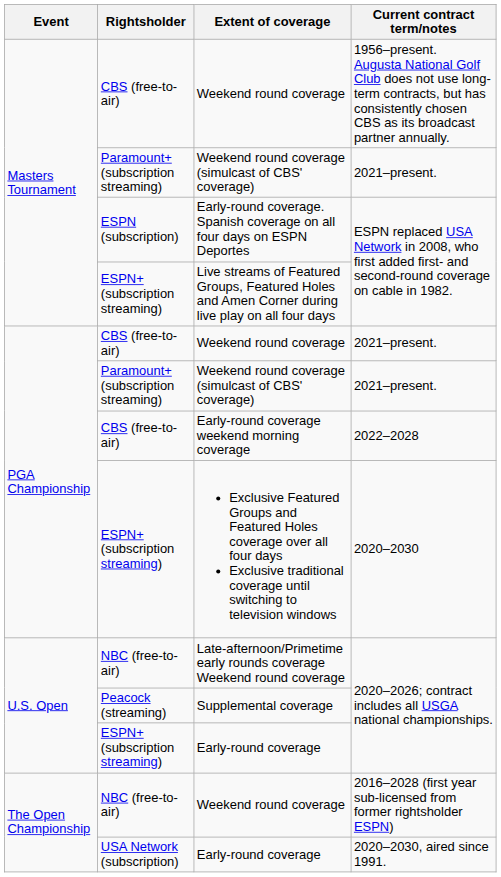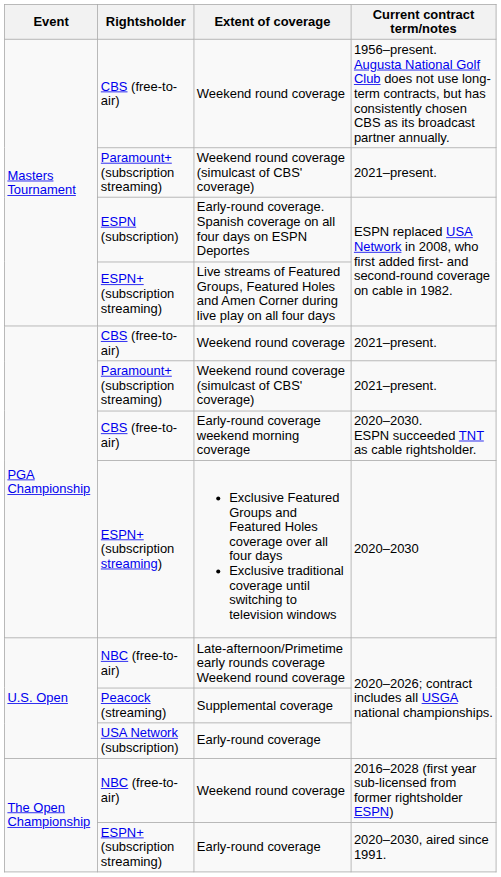(386, 435) 2022–2028 -> (419, 435) 2020–2030. ESPN succeeded TNT as cable rightsholder.
(138, 747) ESPN+ (subscription streaming) -> (140, 740) USA Network (subscription)
(140, 854) USA Network (subscription) -> (138, 847) ESPN+ (subscription streaming)
